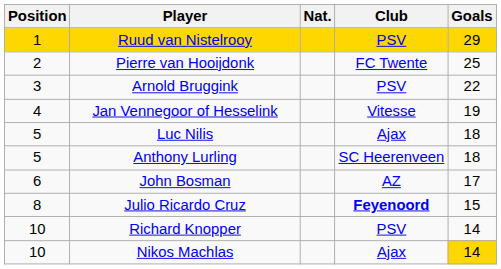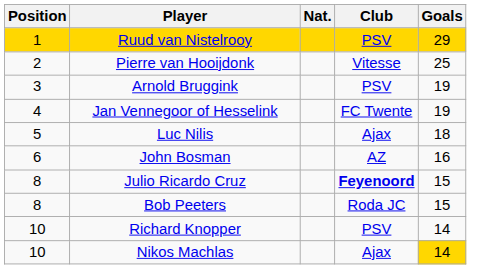(391, 63) FC Twente -> (377, 63) Vitesse
(472, 87) 22 -> (442, 87) 19
(391, 110) Vitesse -> (377, 110) FC Twente
- row: (185, 157)
(472, 181) 17 -> (442, 157) 16
+ row: (185, 205)
